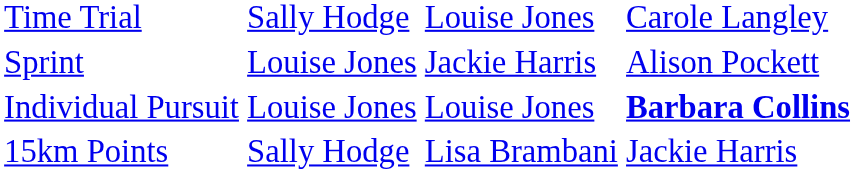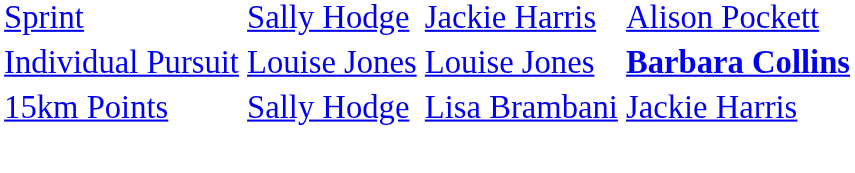- row: (73, 17)
(332, 61) Louise Jones -> (328, 17) Sally Hodge
